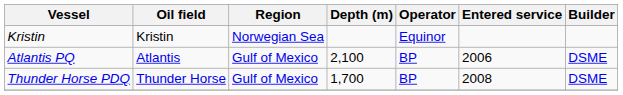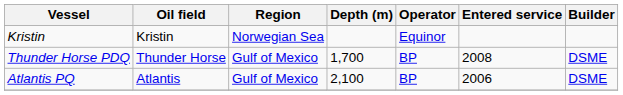rows swapped: (41, 57) <-> (69, 79)
